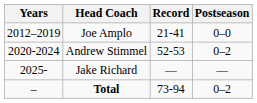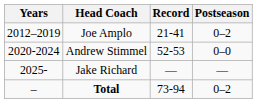(222, 32) 0–0 -> (222, 32) 0–2
(222, 51) 0–2 -> (222, 51) 0–0
